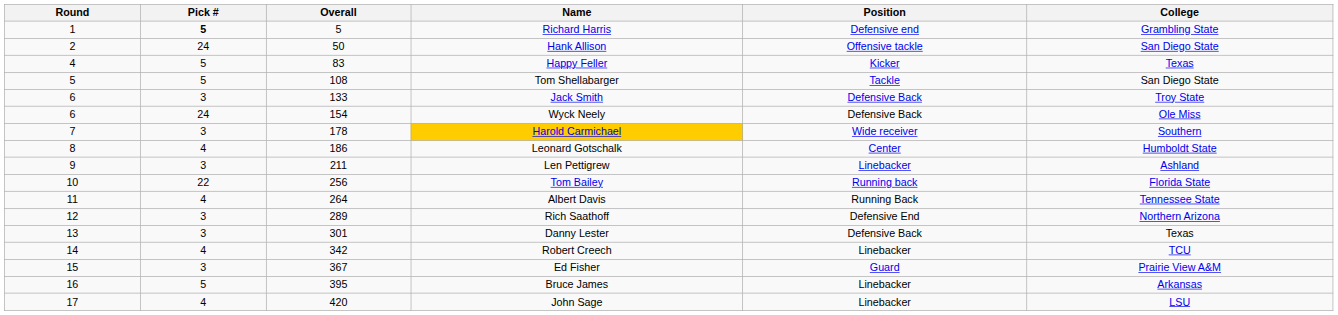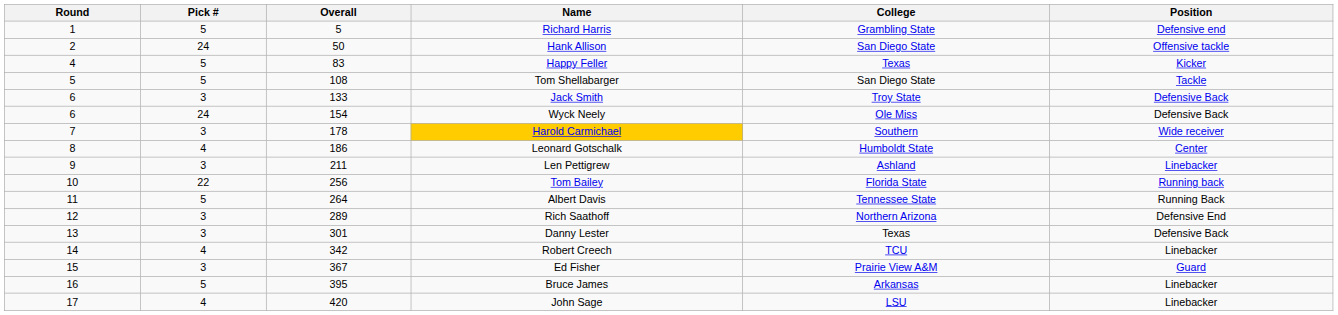columns swapped: (885, 13) <-> (1180, 13)
(203, 30) bold -> (203, 30) normal
(203, 200) 4 -> (203, 200) 5
